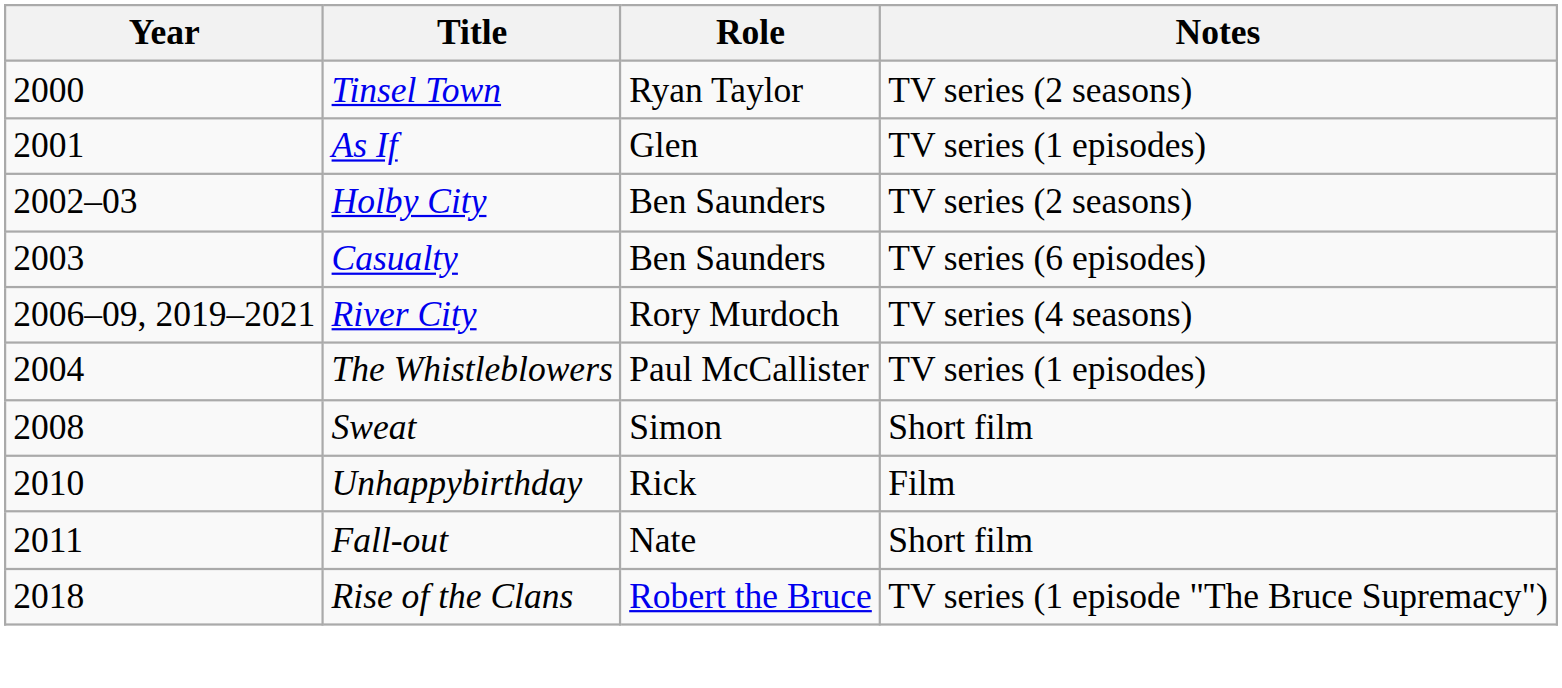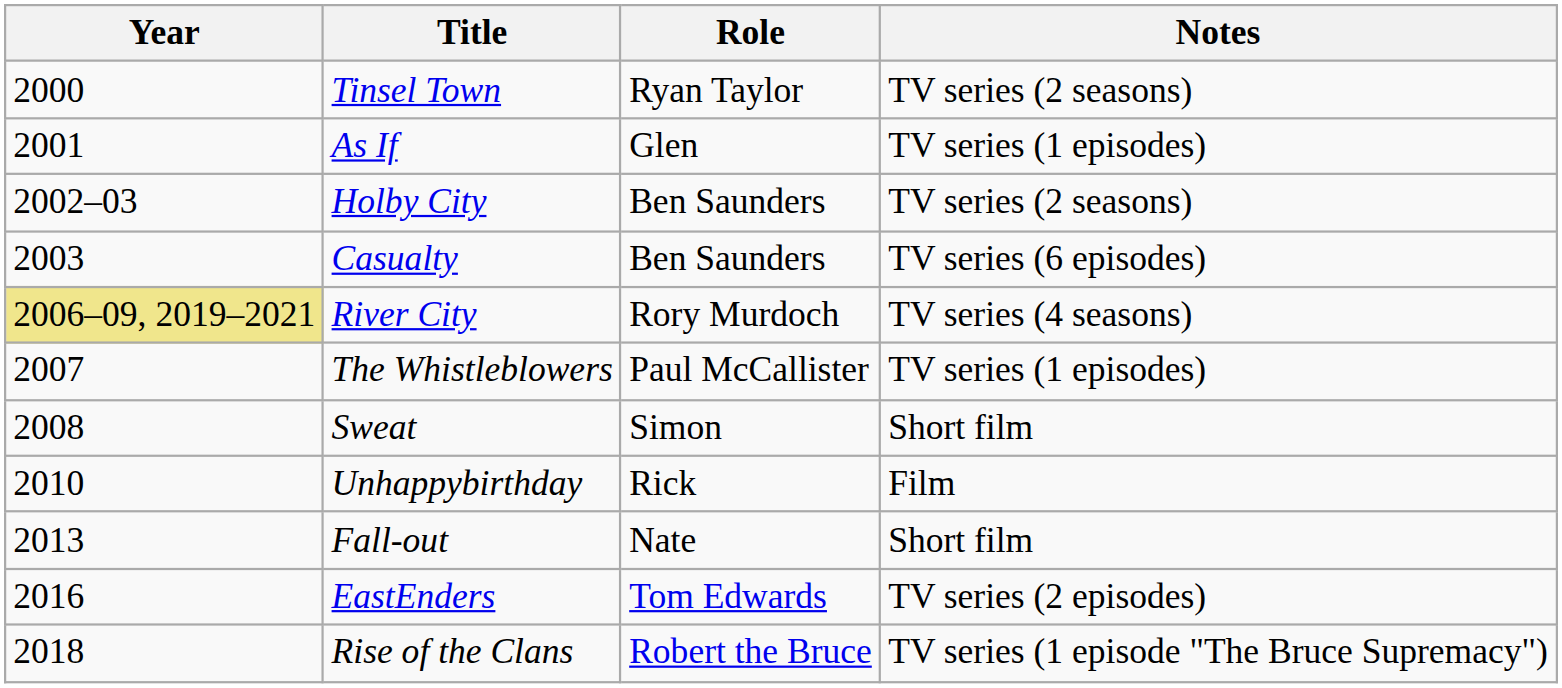(164, 314) no background -> (164, 314) khaki background
(49, 370) 2004 -> (49, 370) 2007
(48, 539) 2011 -> (49, 539) 2013
+ row: (413, 595)
